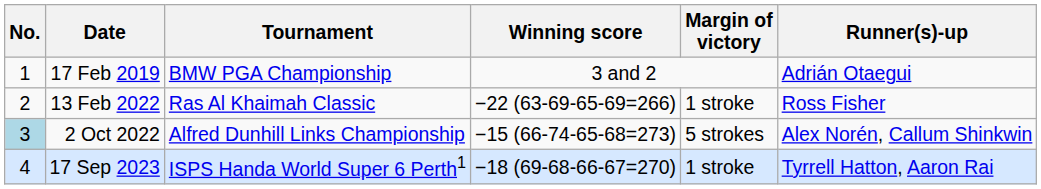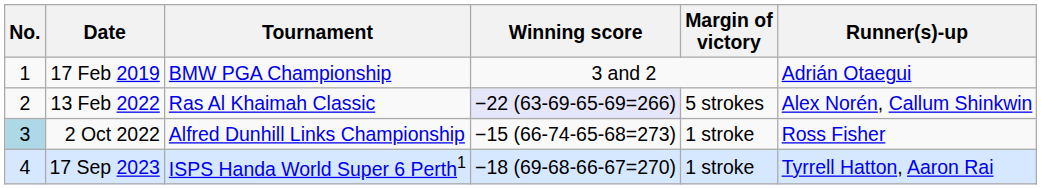(576, 104) no background -> (576, 104) lavender background
(720, 104) 1 stroke -> (725, 104) 5 strokes
(834, 104) Ross Fisher -> (907, 104) Alex Norén, Callum Shinkwin
(725, 134) 5 strokes -> (720, 134) 1 stroke
(907, 134) Alex Norén, Callum Shinkwin -> (834, 134) Ross Fisher
